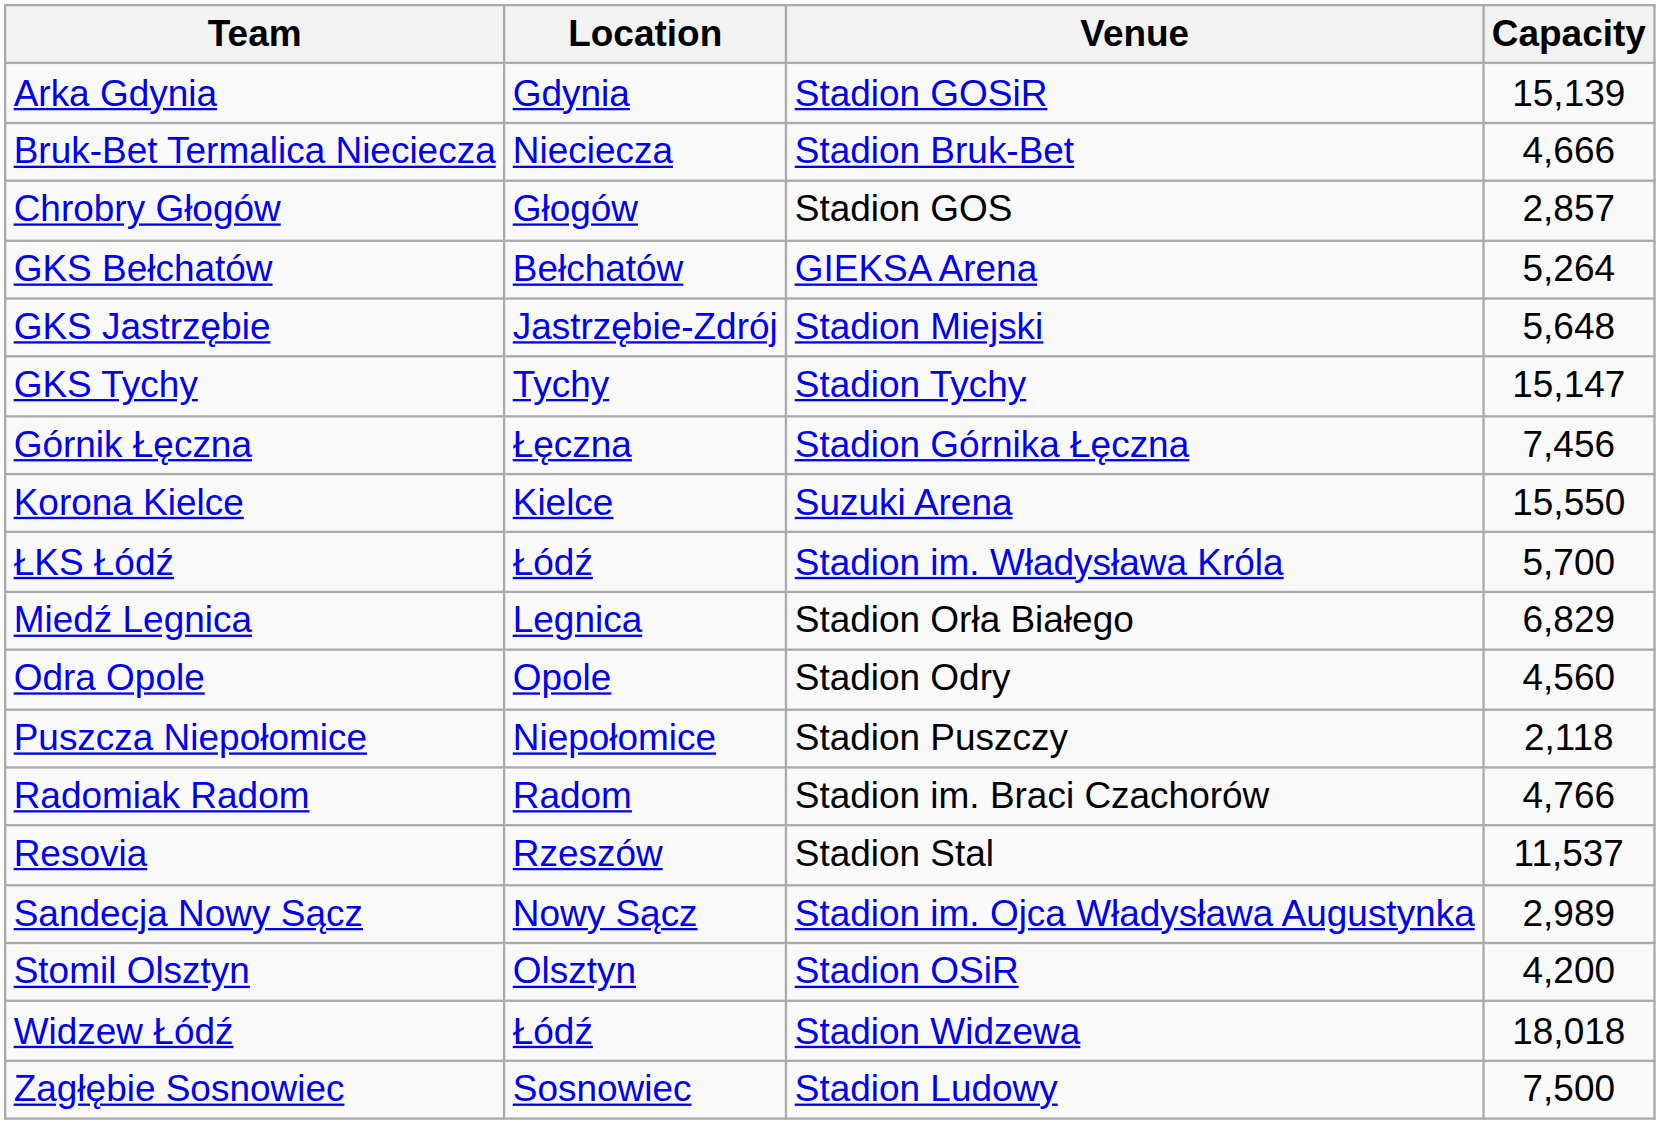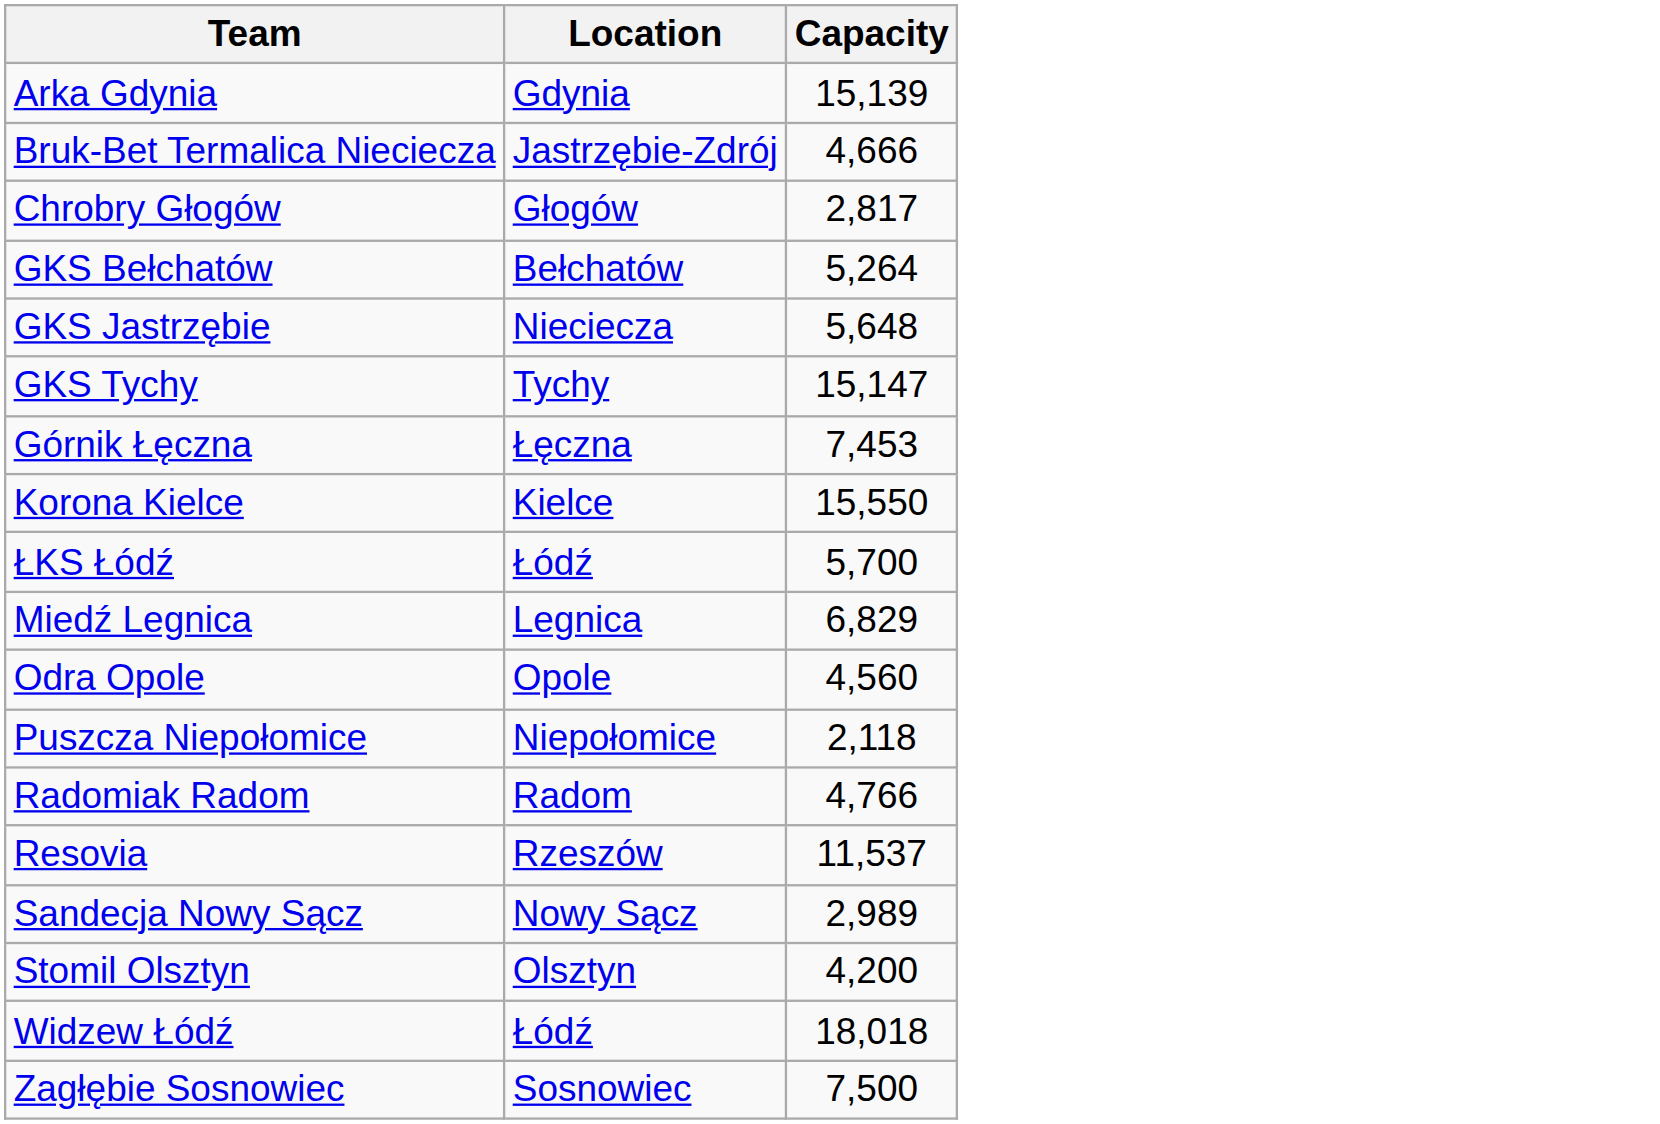- column: (1135, 33)
(593, 151) Nieciecza -> (645, 151) Jastrzębie-Zdrój
(1569, 209) 2,857 -> (872, 209) 2,817
(645, 326) Jastrzębie-Zdrój -> (593, 326) Nieciecza
(1569, 444) 7,456 -> (872, 444) 7,453
